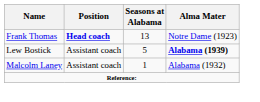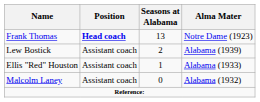(145, 51) 5 -> (160, 51) 2
(198, 51) bold -> (213, 51) normal
+ row: (42, 65)
(145, 65) 1 -> (160, 80) 0
